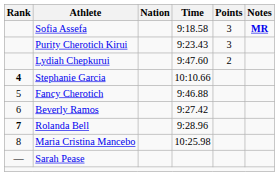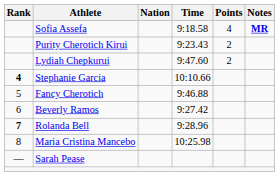(229, 28) 3 -> (229, 28) 4
(229, 45) 3 -> (229, 45) 2
